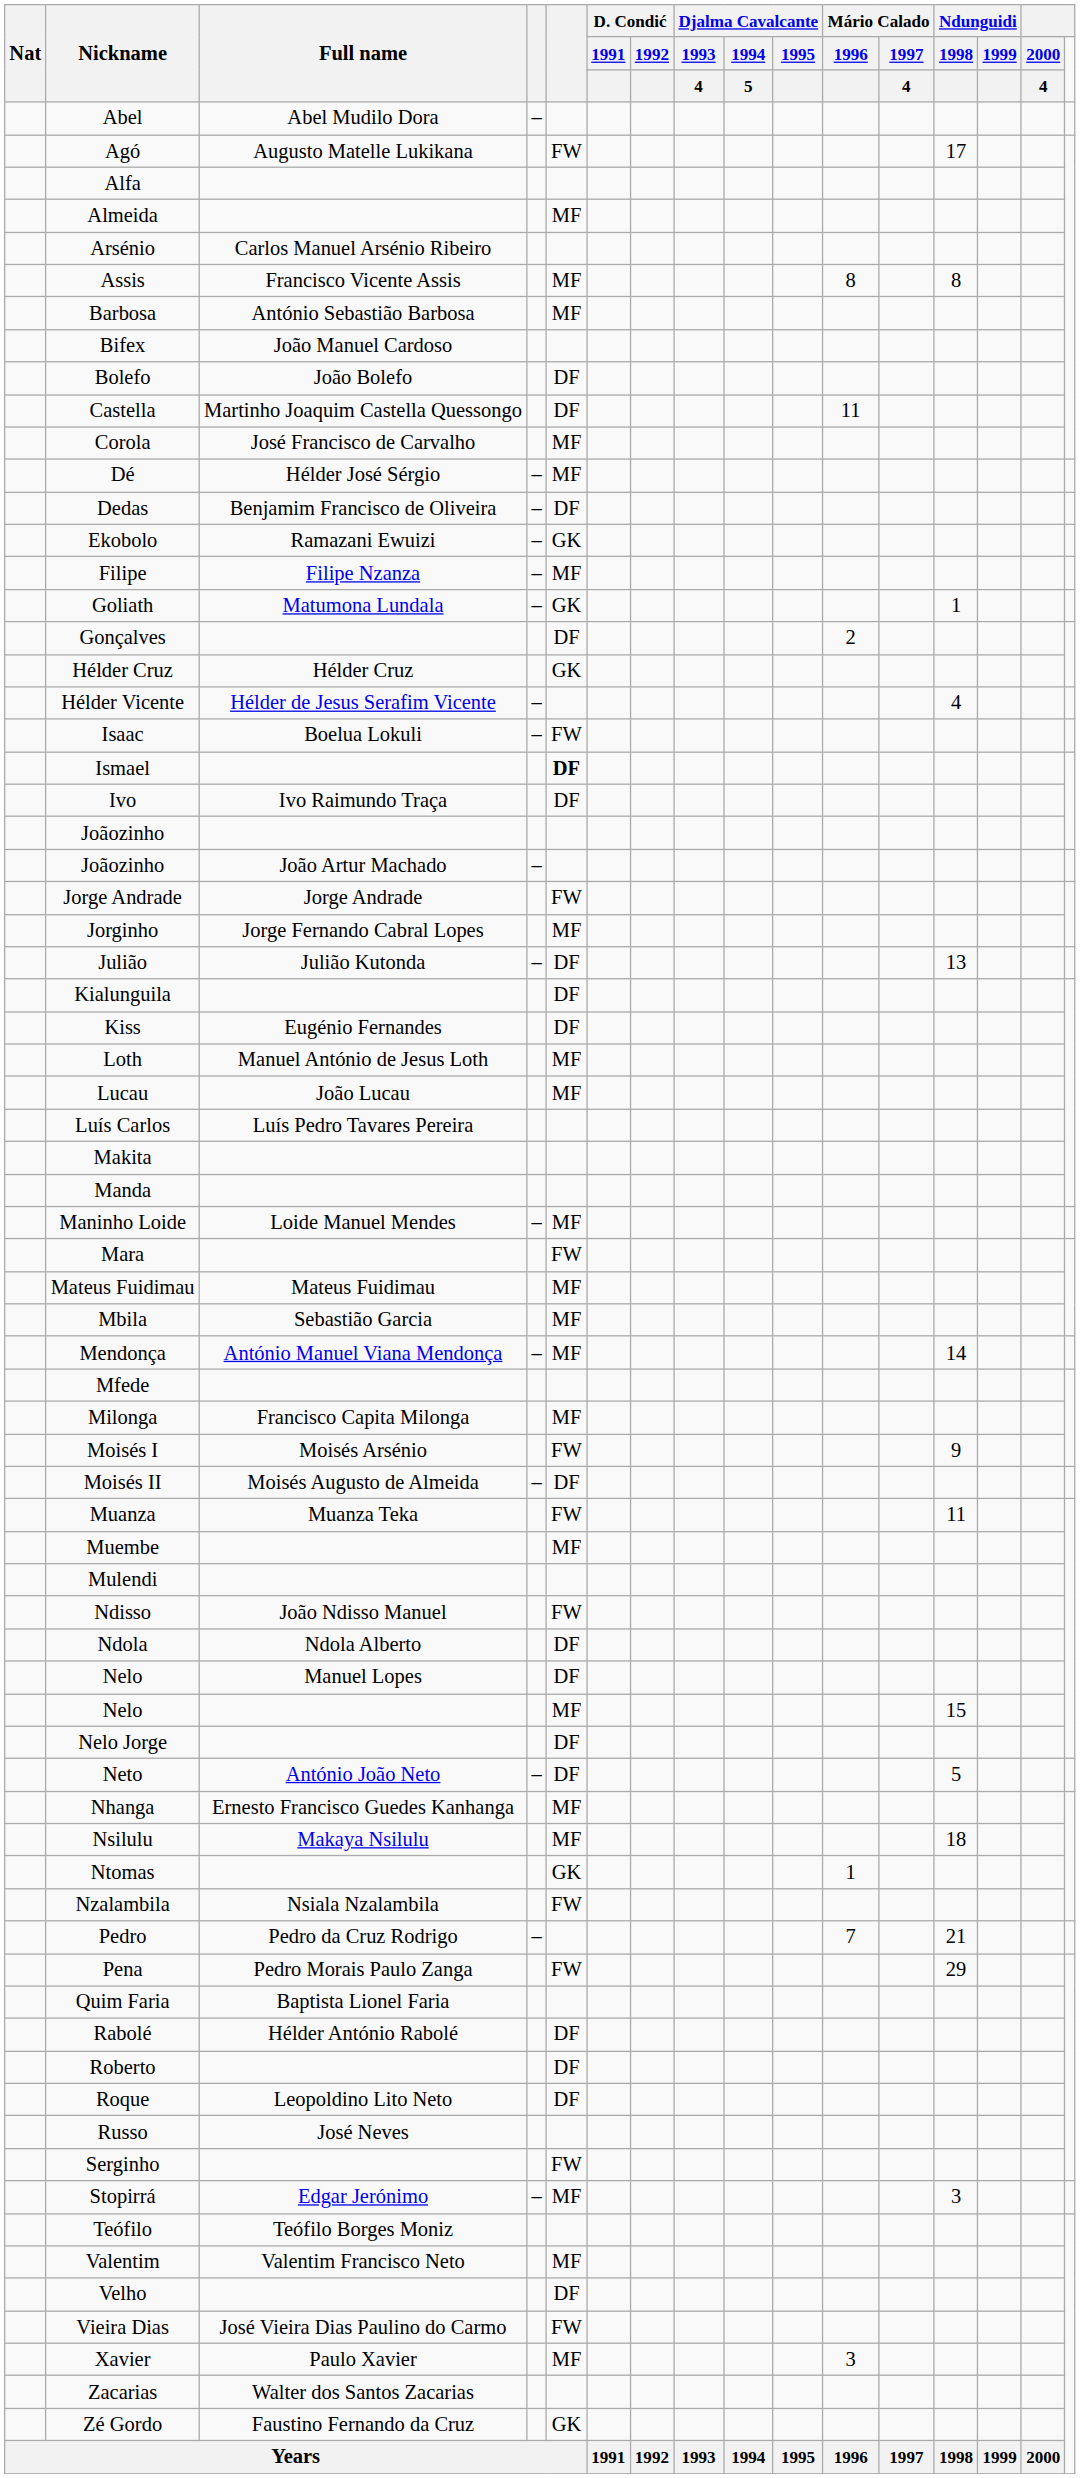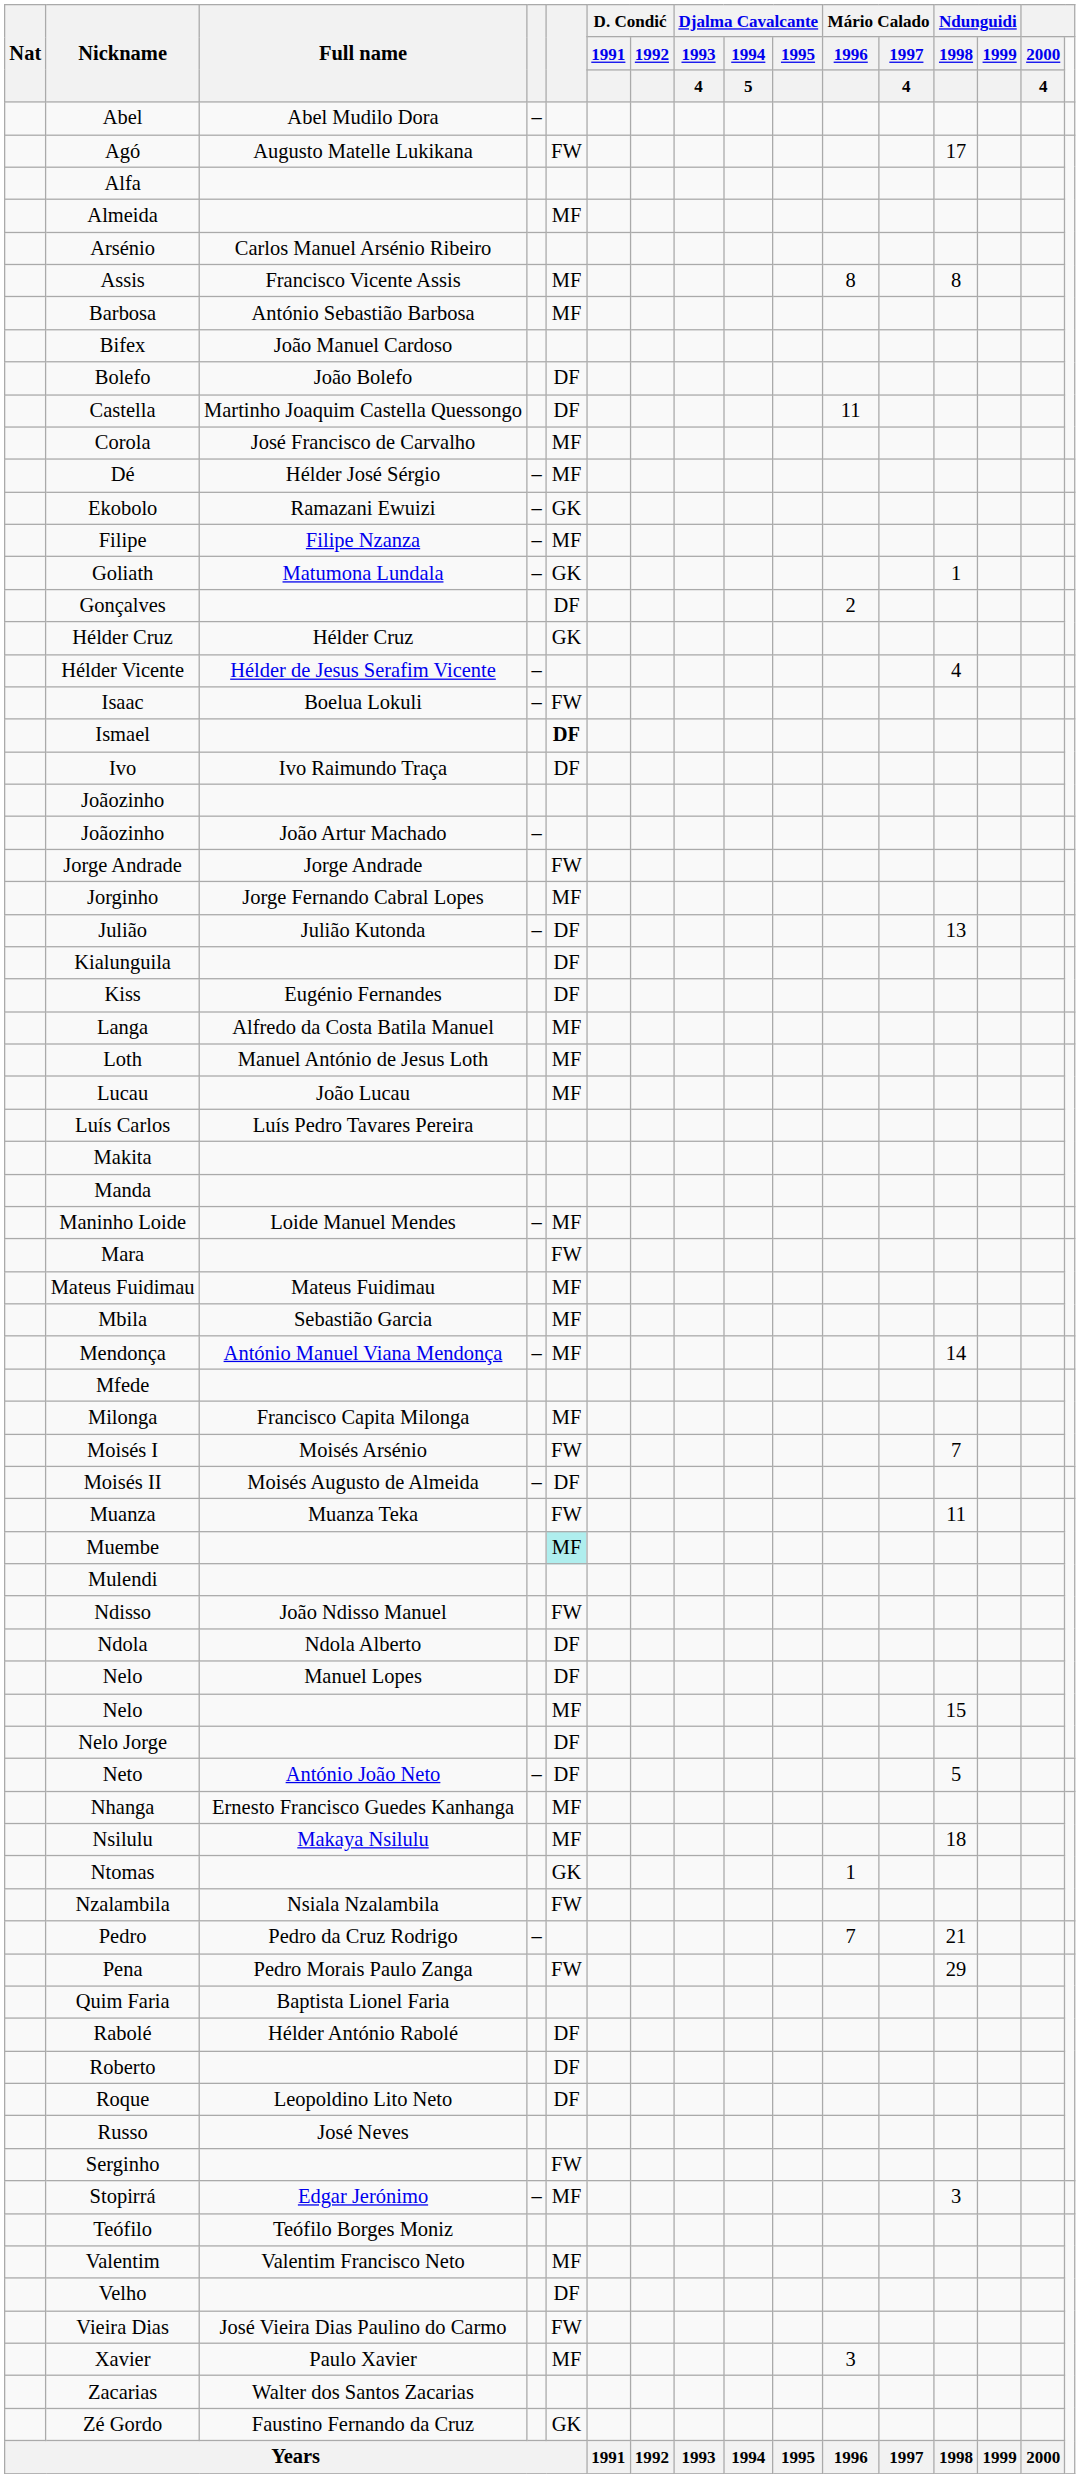- row: (123, 507)
+ row: (123, 1027)
(956, 1449) 9 -> (956, 1449) 7
(566, 1547) no background -> (566, 1547) paleturquoise background
